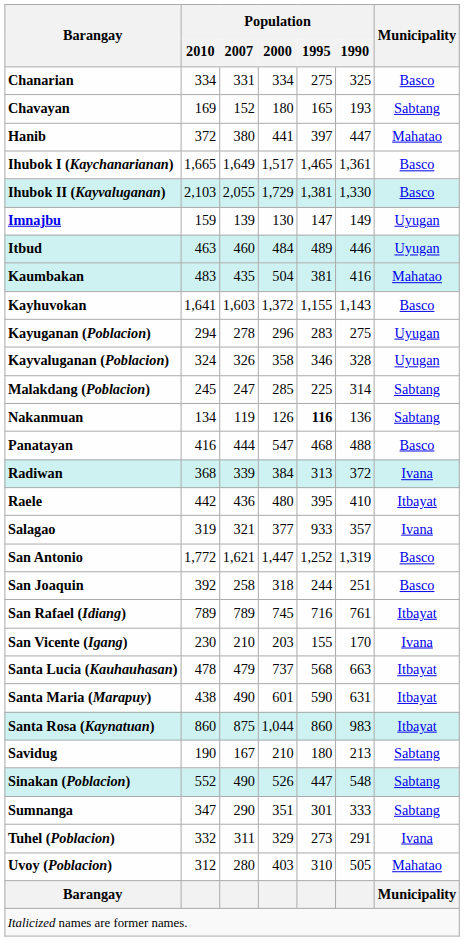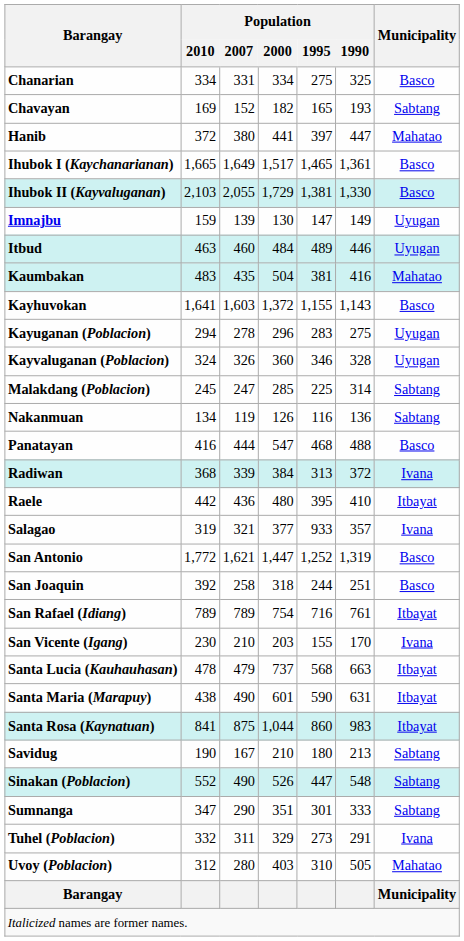(283, 108) 180 -> (283, 108) 182
(283, 361) 358 -> (283, 361) 360
(322, 417) bold -> (322, 417) normal
(283, 613) 745 -> (283, 613) 754
(205, 725) 860 -> (205, 725) 841
